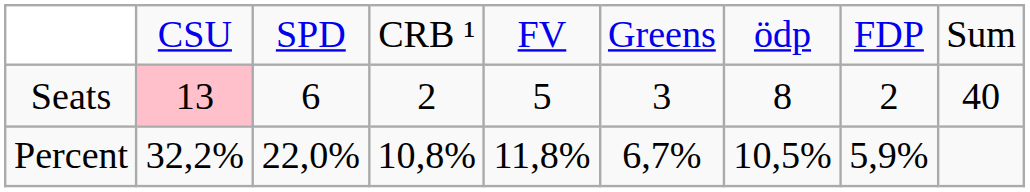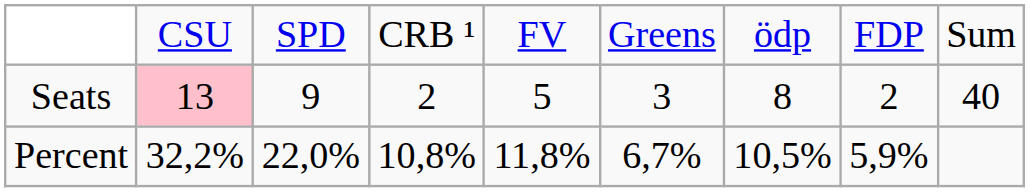(311, 95) 6 -> (311, 95) 9
